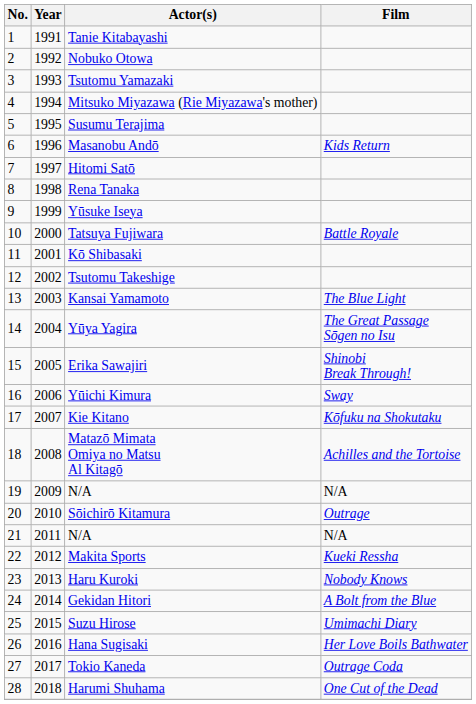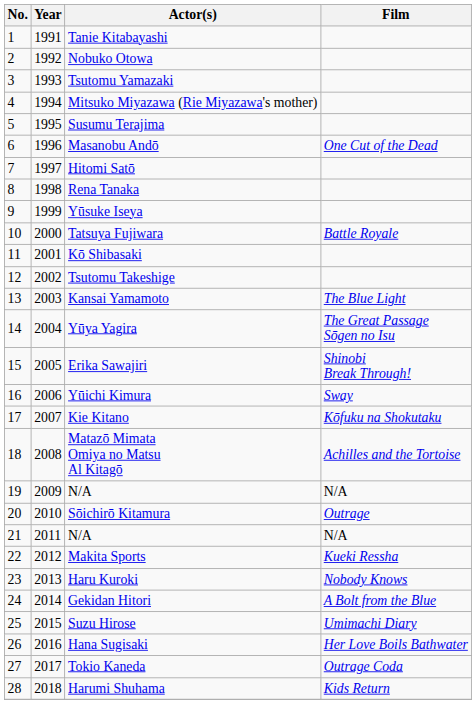(357, 146) Kids Return -> (381, 146) One Cut of the Dead
(381, 688) One Cut of the Dead -> (357, 688) Kids Return
